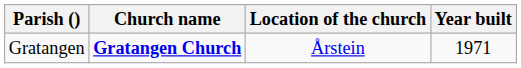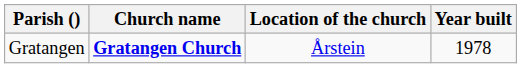(473, 47) 1971 -> (473, 47) 1978
